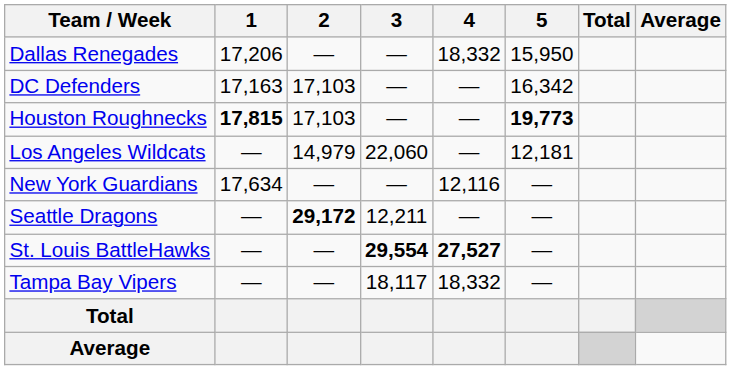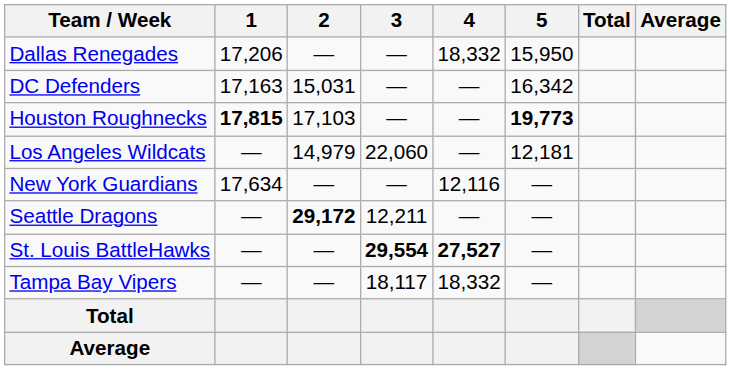(324, 86) 17,103 -> (324, 86) 15,031
